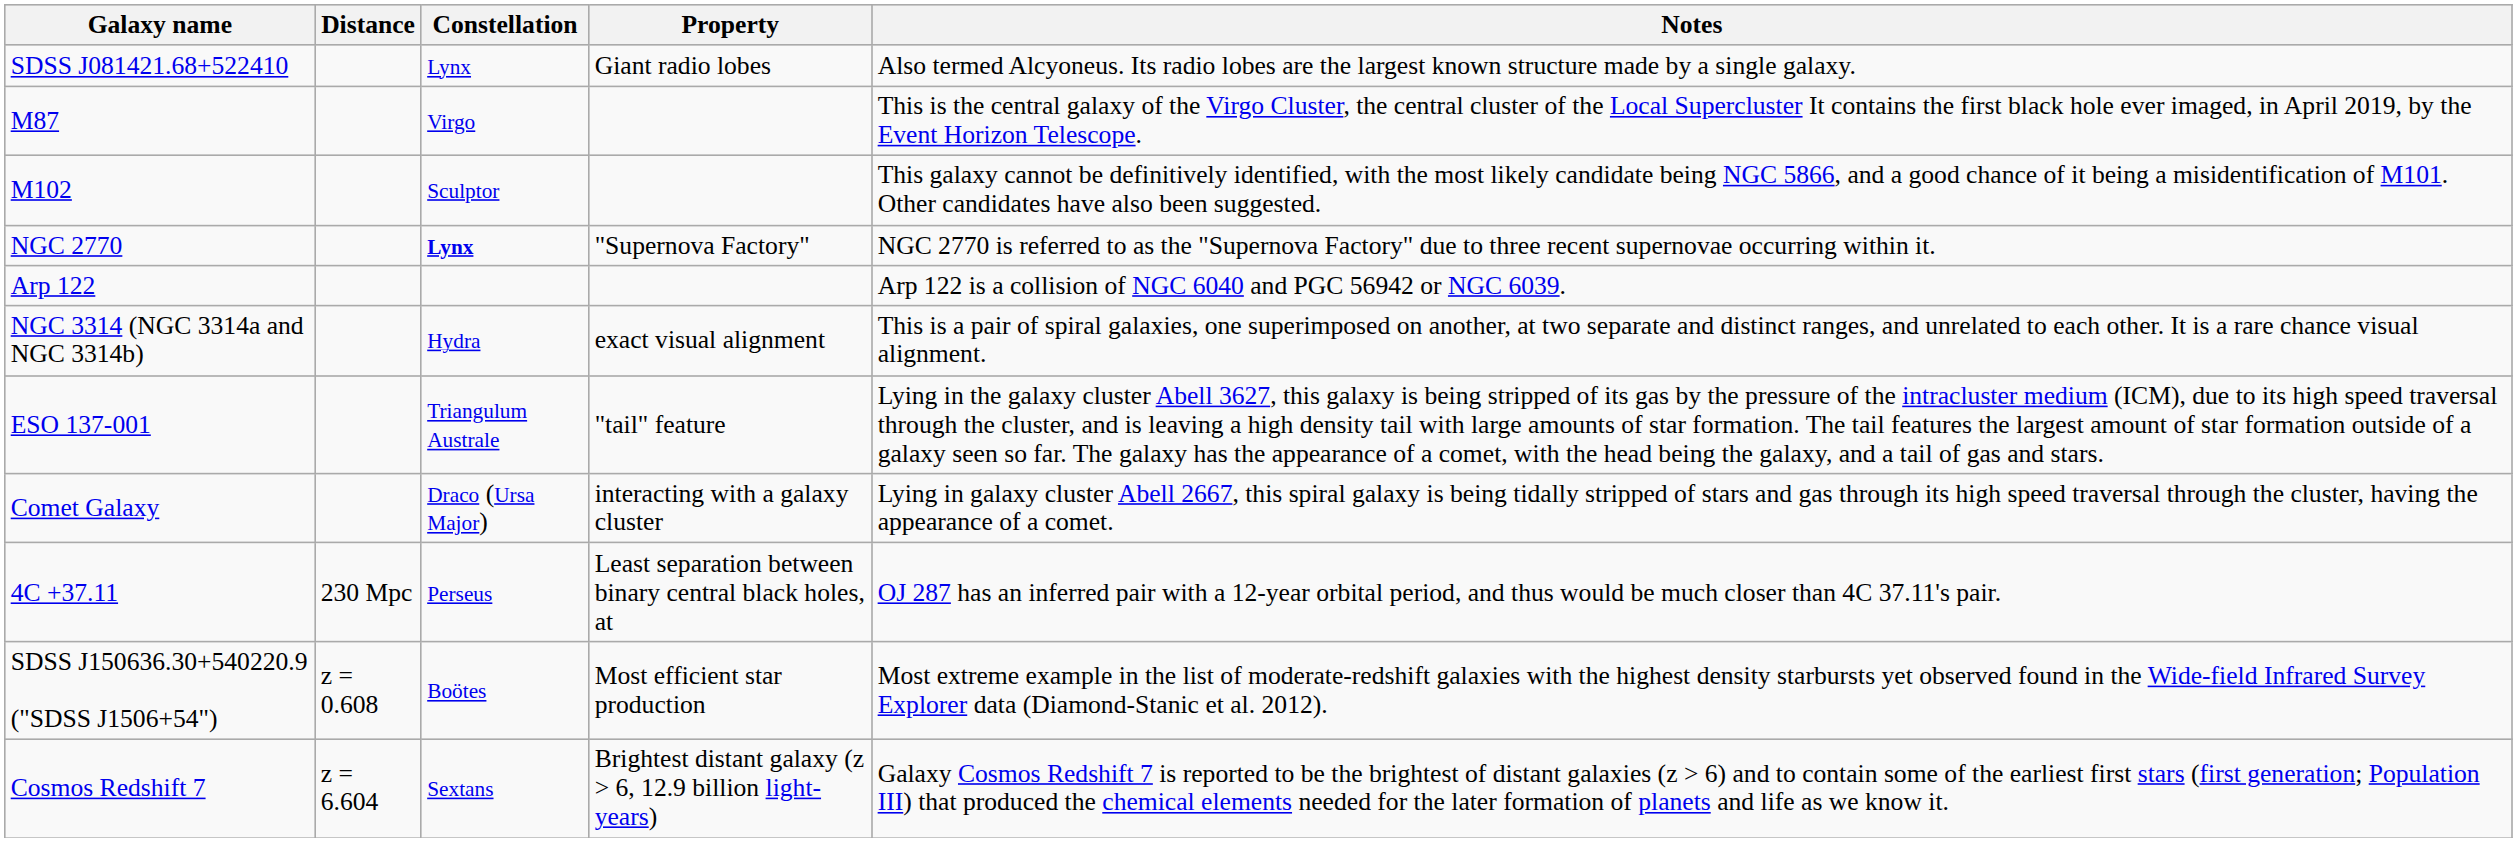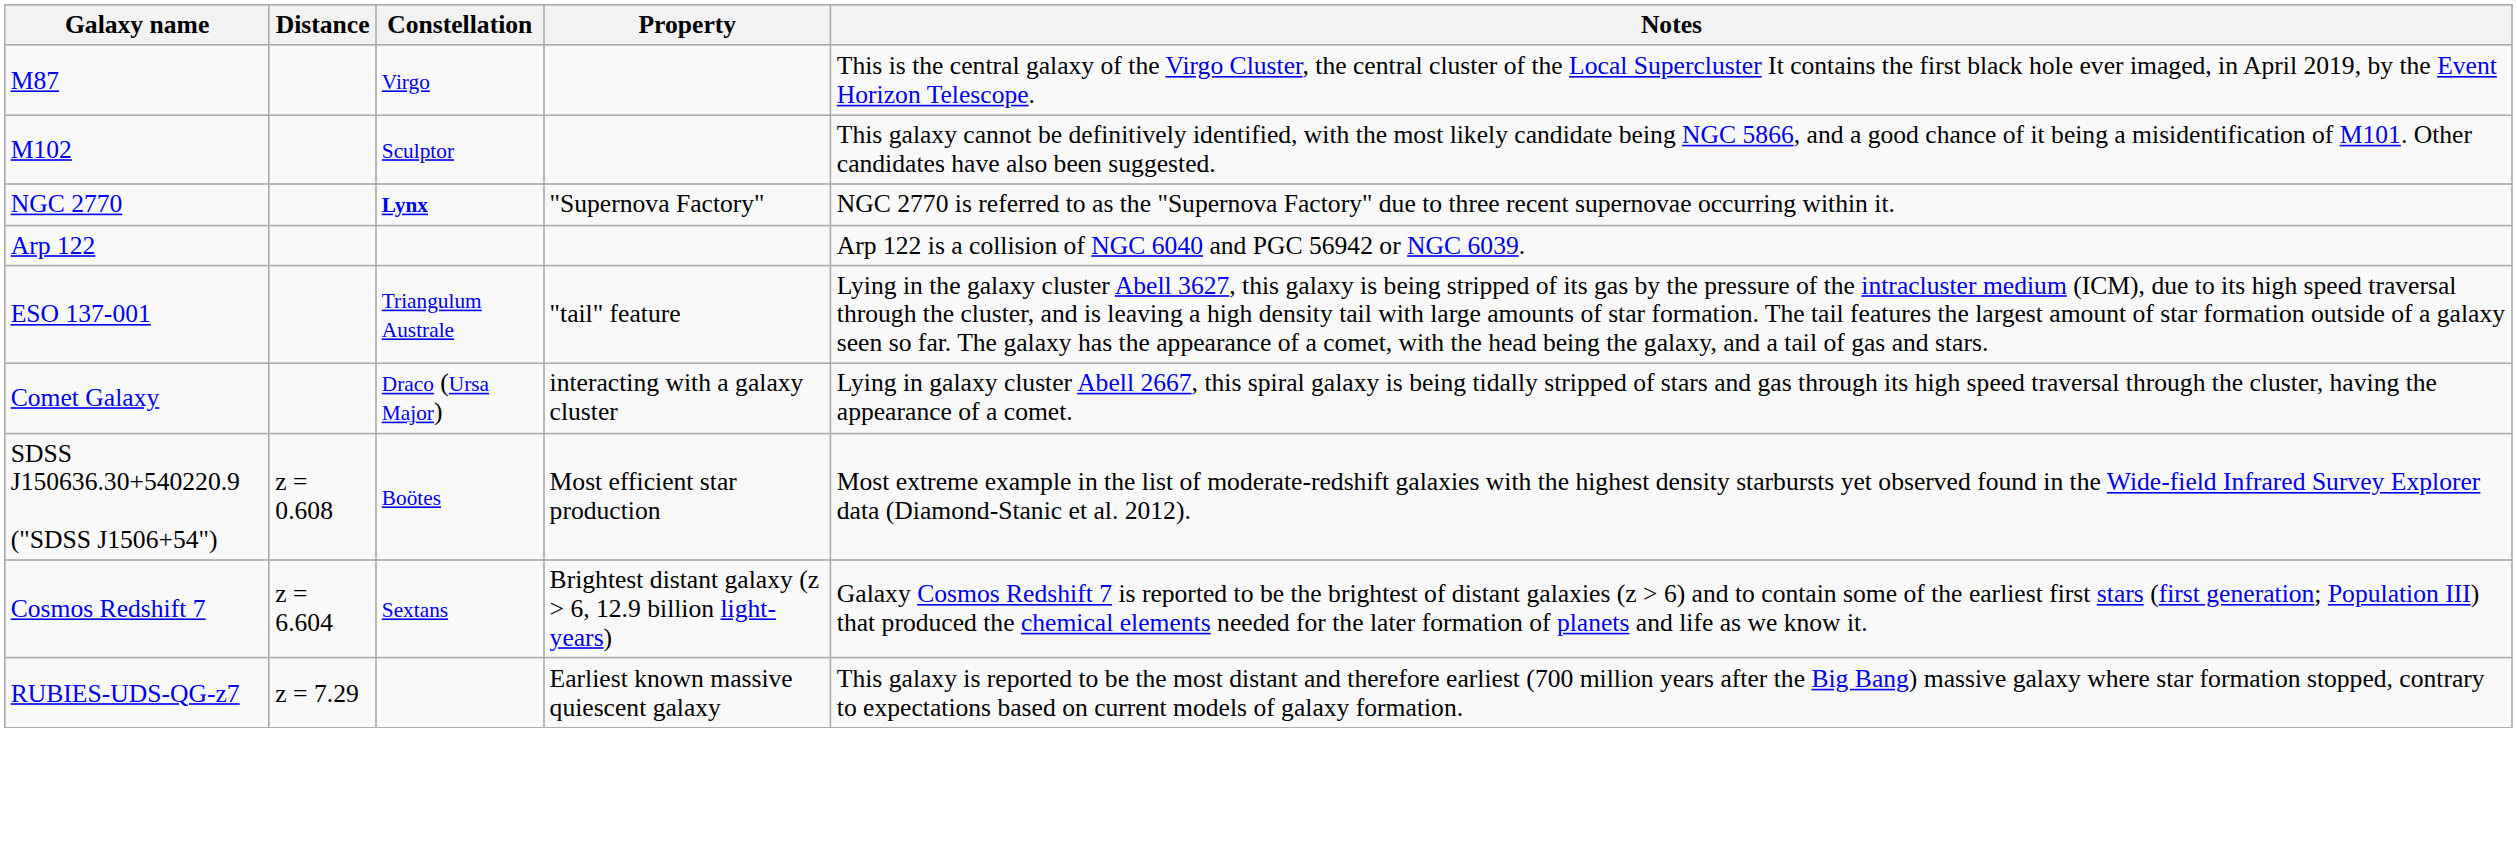- row: (150, 65)
- row: (157, 340)
- row: (64, 591)
+ row: (125, 692)
